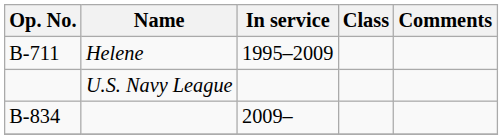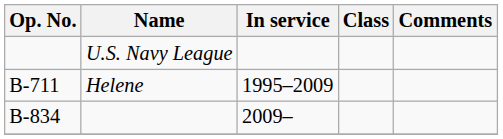rows swapped: (43, 85) <-> (34, 52)
